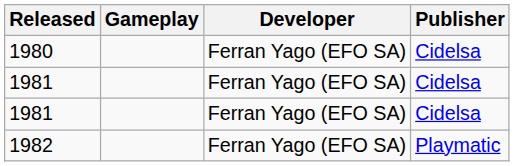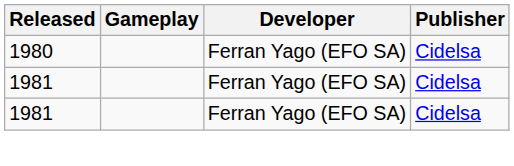- row: (31, 144)
